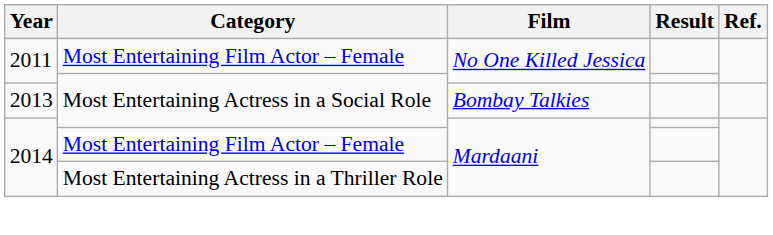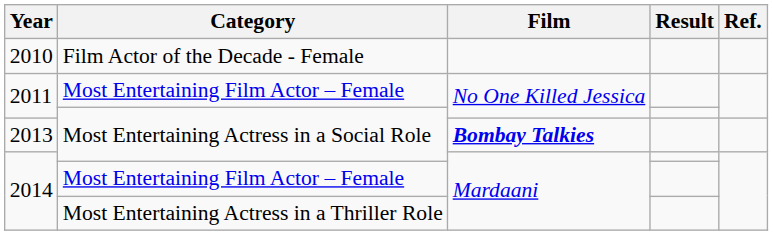+ row: (31, 55)
(521, 100) normal -> (523, 134) bold
